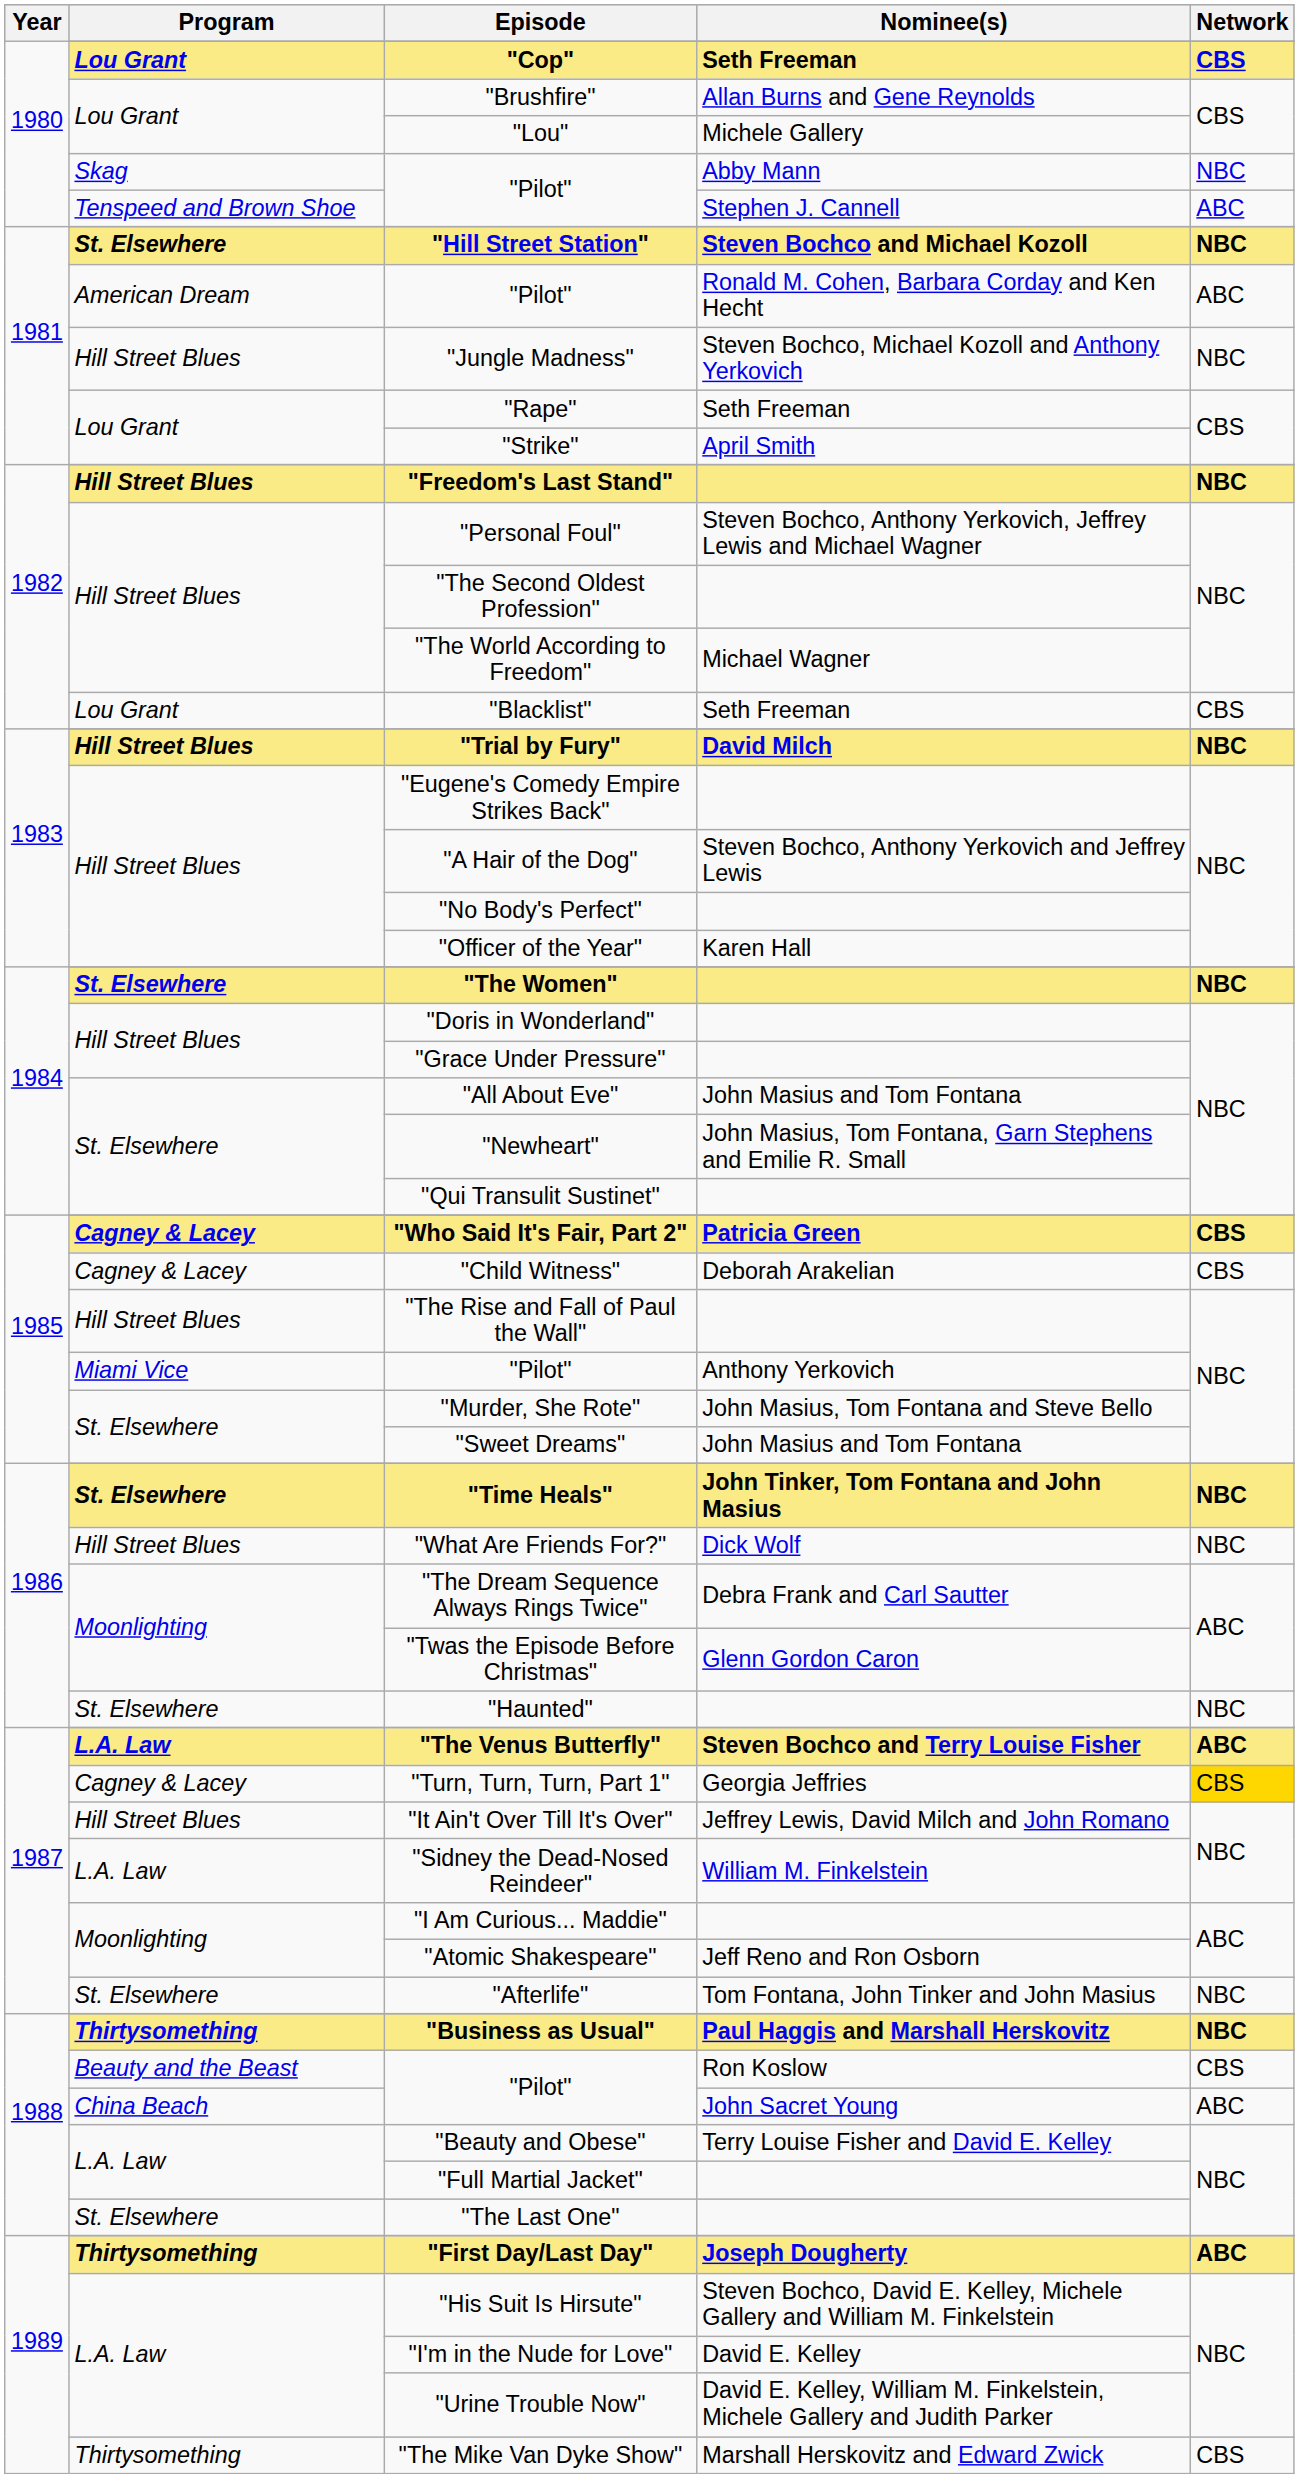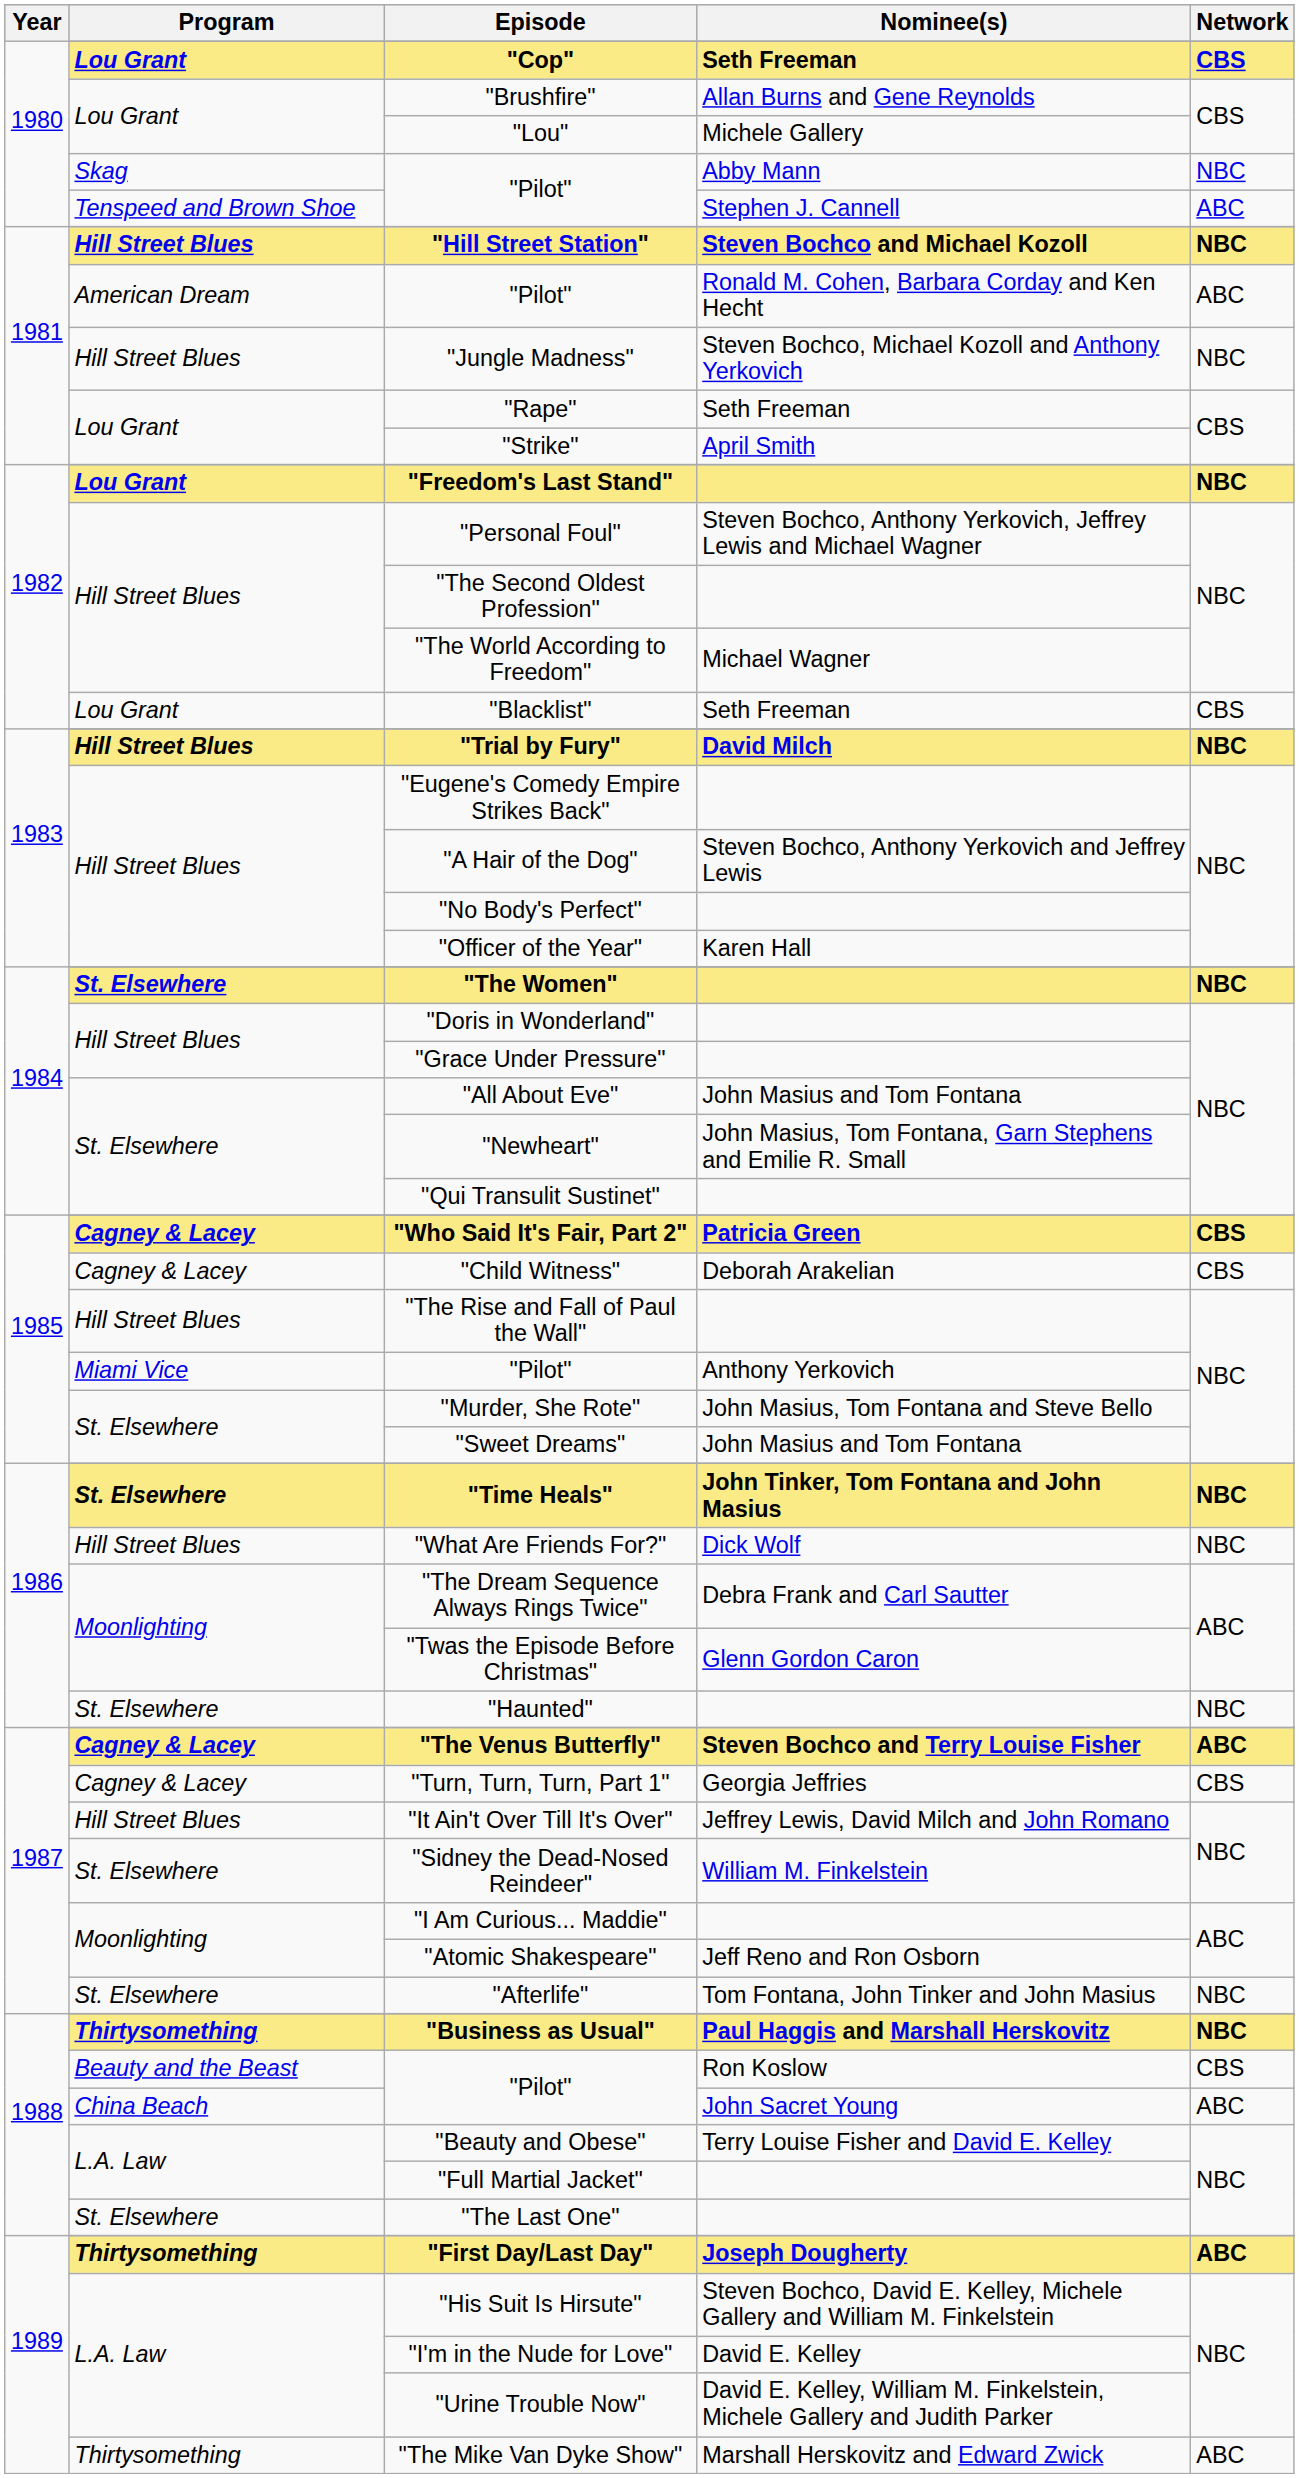(150, 245) St. Elsewhere -> (164, 245) Hill Street Blues
(164, 483) Hill Street Blues -> (130, 483) Lou Grant
(122, 1746) L.A. Law -> (165, 1746) Cagney & Lacey
(1220, 1783) gold background -> (1220, 1783) no background
(120, 1870) L.A. Law -> (147, 1870) St. Elsewhere
(1220, 2454) CBS -> (1220, 2454) ABC
